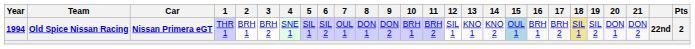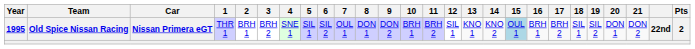(16, 28) 1994 -> (16, 28) 1995
(579, 28) khaki background -> (579, 28) no background
